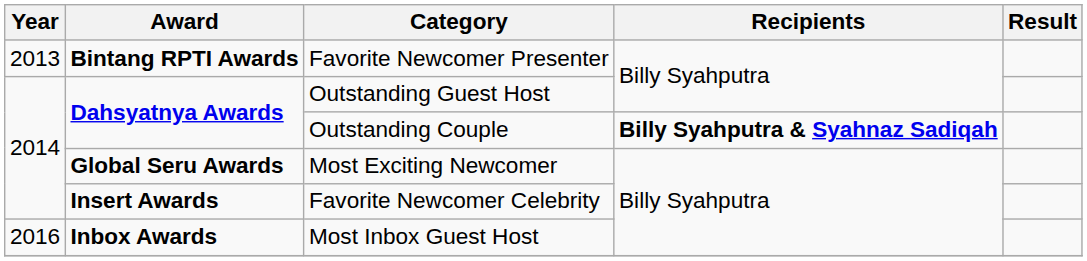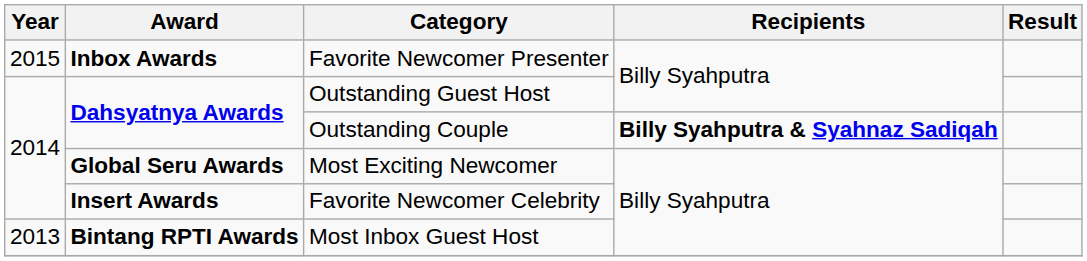(35, 58) 2013 -> (35, 58) 2015
(185, 58) Bintang RPTI Awards -> (144, 58) Inbox Awards
(35, 237) 2016 -> (35, 237) 2013
(144, 237) Inbox Awards -> (185, 237) Bintang RPTI Awards
